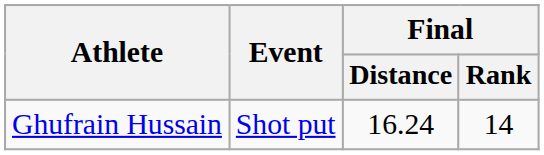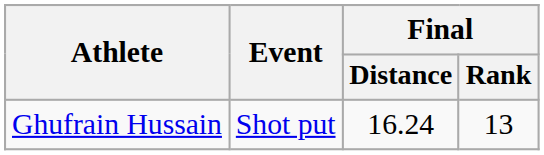(498, 124) 14 -> (498, 124) 13
